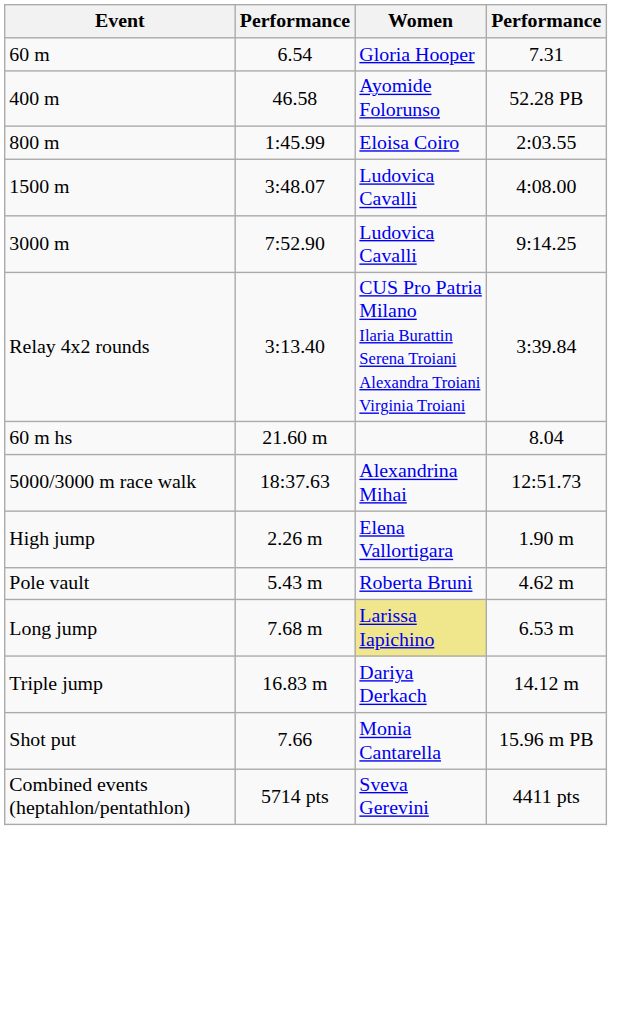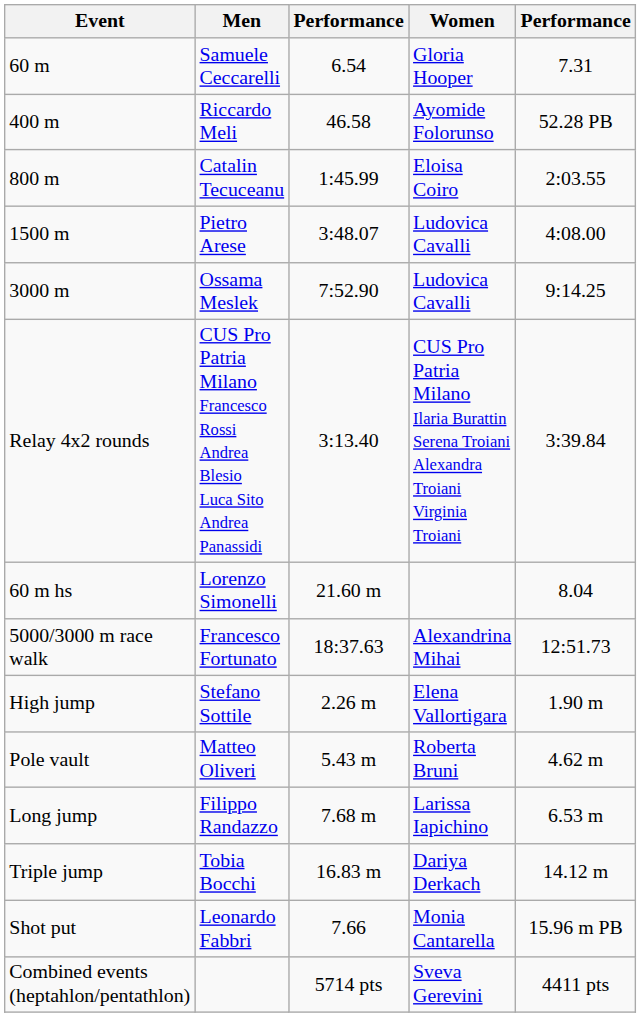+ column: (242, 21)
(397, 628) khaki background -> (451, 815) no background
